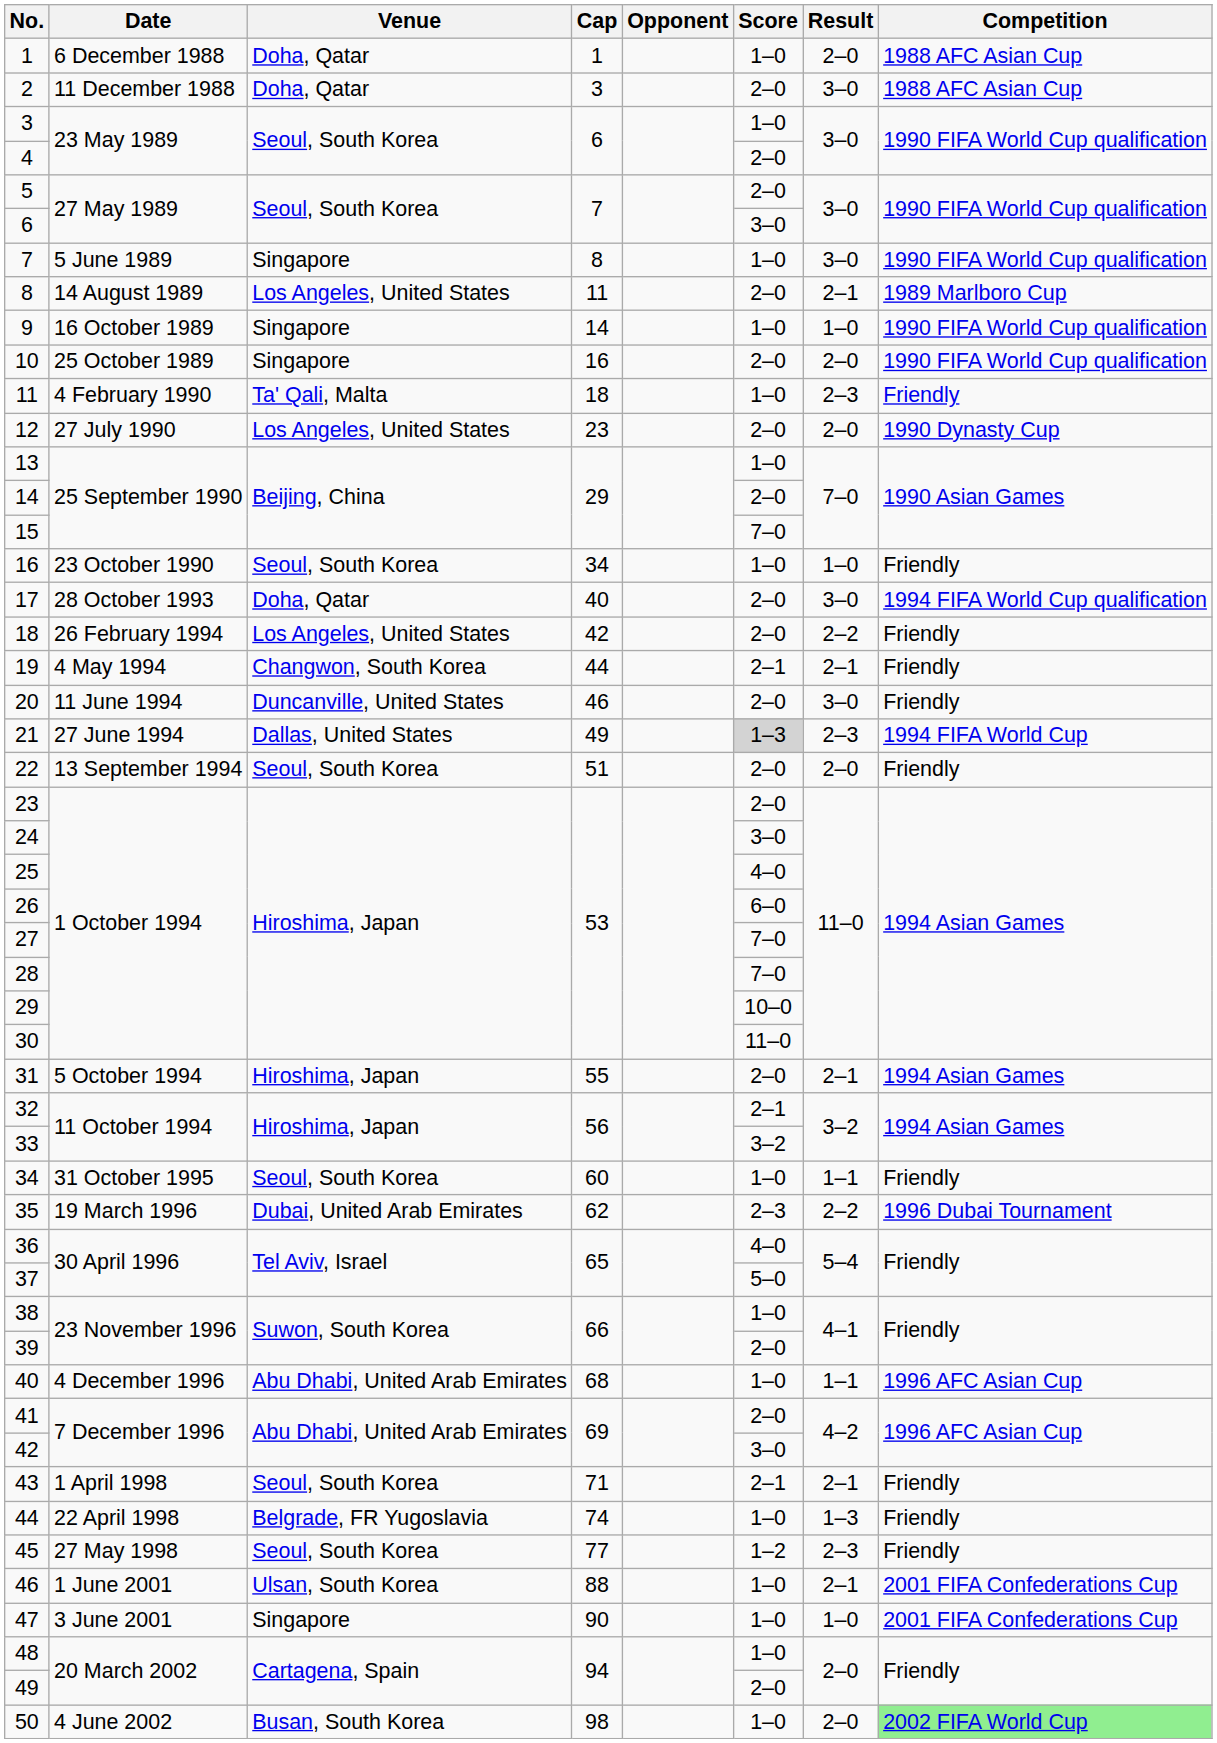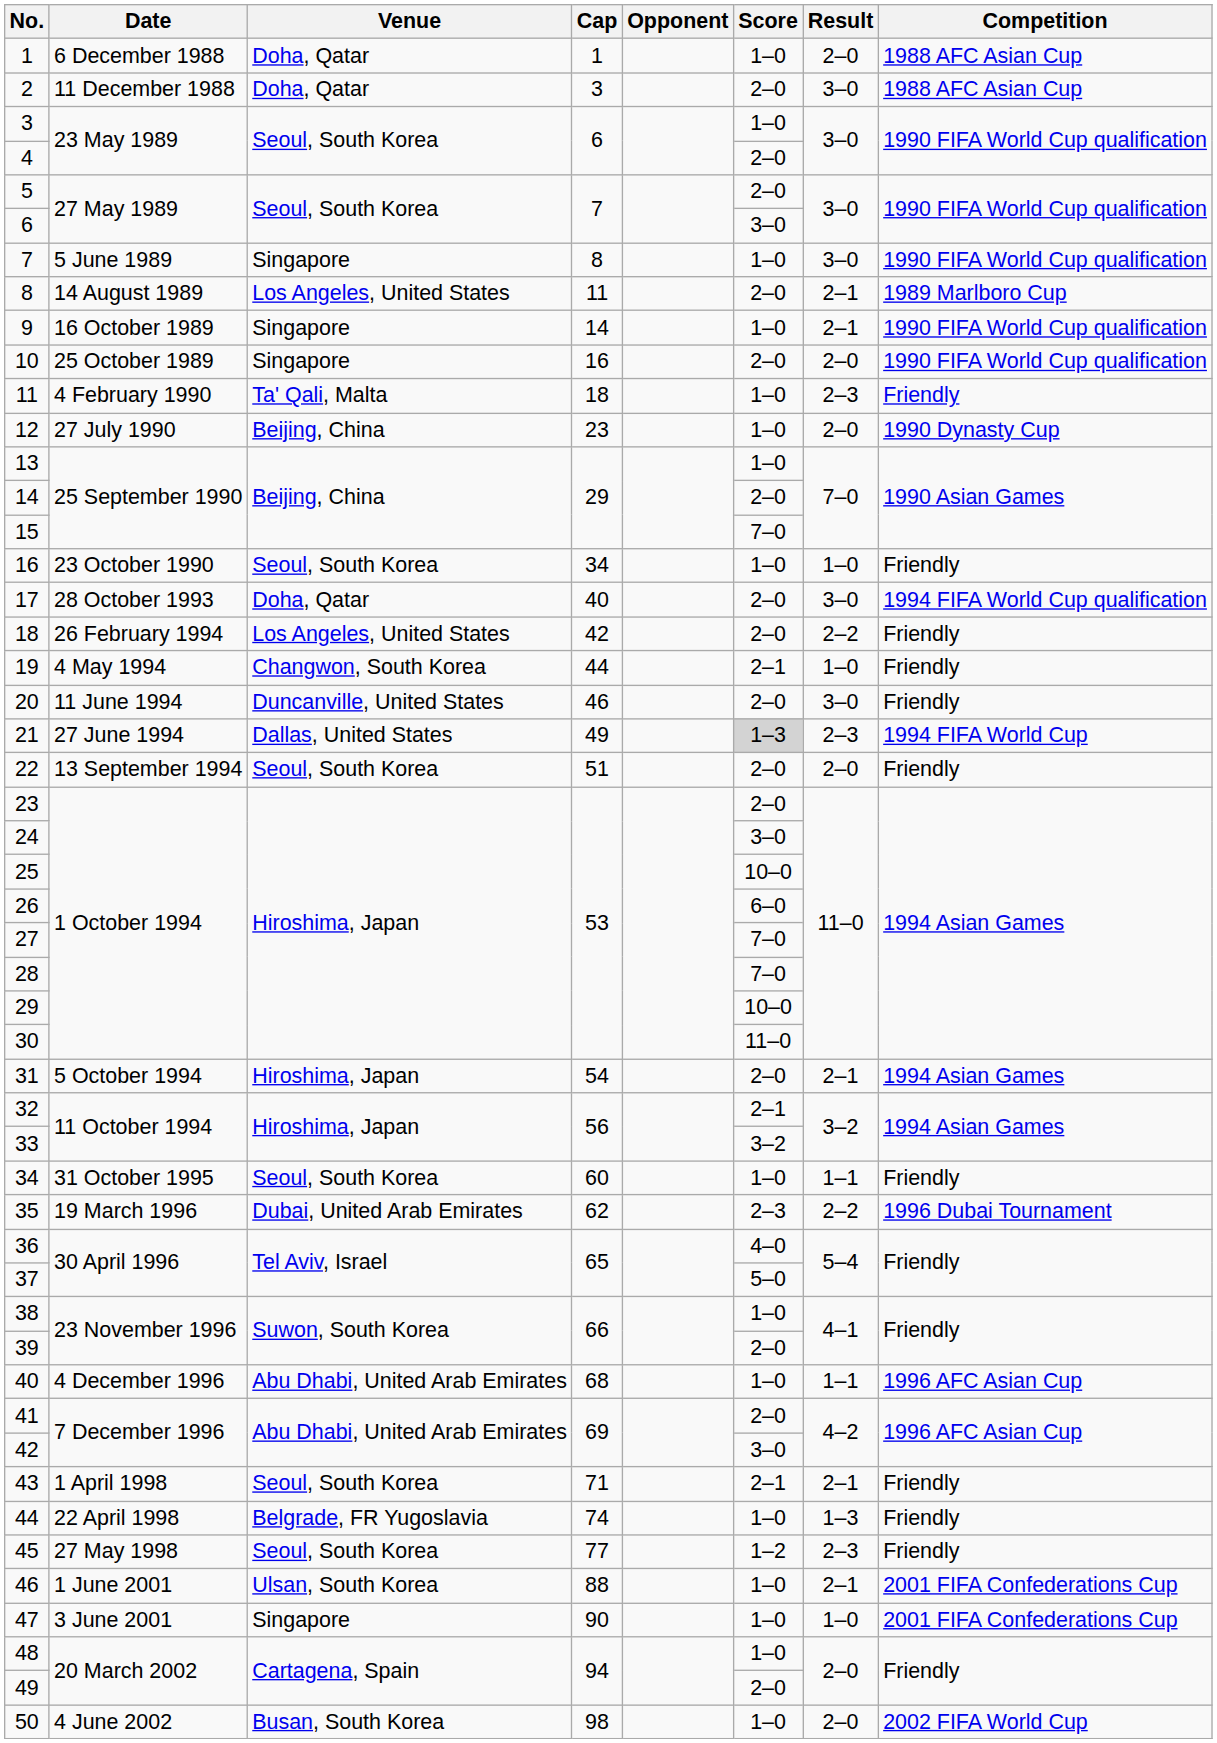(841, 327) 1–0 -> (841, 327) 2–1
(381, 429) Los Angeles, United States -> (318, 429) Beijing, China
(768, 429) 2–0 -> (768, 429) 1–0
(841, 667) 2–1 -> (841, 667) 1–0
(768, 871) 4–0 -> (768, 871) 10–0
(597, 1075) 55 -> (597, 1075) 54
(985, 1721) lightgreen background -> (985, 1721) no background
